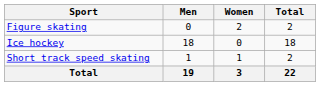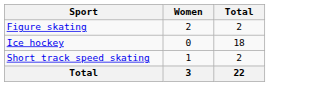- column: (188, 12)
